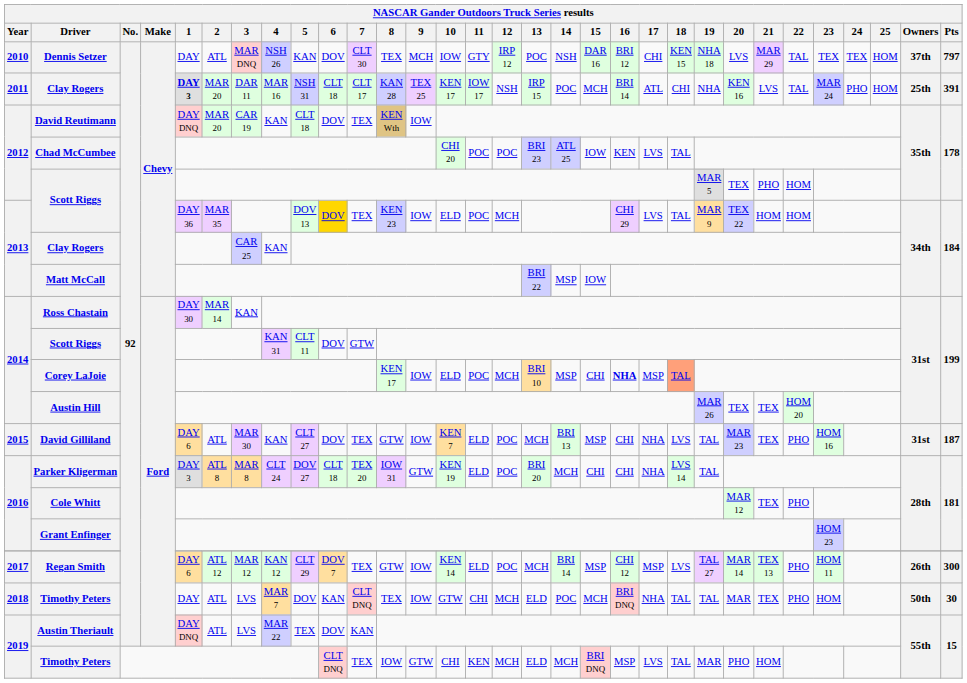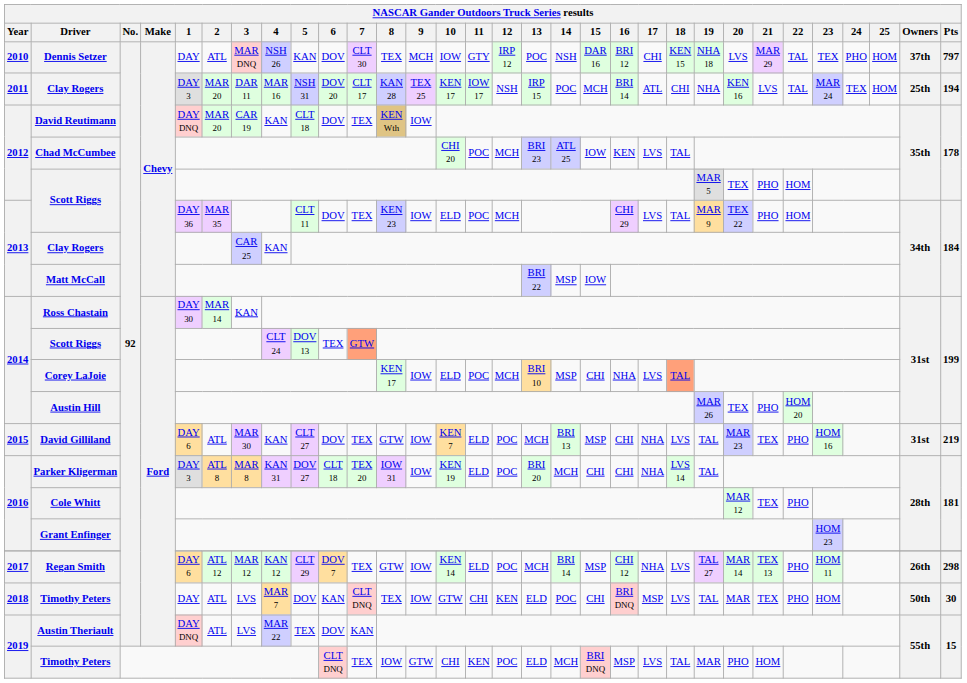(857, 57) TEX -> (856, 57) PHO
(189, 89) bold -> (189, 88) normal
(333, 88) CLT 18 -> (333, 88) DOV 20
(857, 89) PHO -> (856, 89) TEX
(952, 89) 391 -> (951, 89) 194
(507, 152) POC -> (507, 152) MCH
(305, 216) DOV 13 -> (305, 216) CLT 11
(333, 216) gold background -> (333, 216) no background
(768, 216) HOM -> (768, 216) PHO
(276, 343) KAN 31 -> (276, 343) CLT 24
(305, 343) CLT 11 -> (305, 343) DOV 13
(333, 344) DOV -> (333, 344) TEX
(362, 344) no background -> (362, 344) lightsalmon background
(625, 375) bold -> (624, 375) normal
(653, 375) MSP -> (653, 375) LVS
(768, 407) TEX -> (768, 407) PHO
(952, 439) 187 -> (951, 439) 219
(276, 470) CLT 24 -> (276, 470) KAN 31
(421, 471) GTW -> (421, 471) IOW
(653, 566) MSP -> (653, 566) NHA
(952, 566) 300 -> (951, 566) 298
(507, 598) MCH -> (507, 598) KEN
(595, 598) MCH -> (595, 598) CHI
(653, 598) NHA -> (653, 598) MSP
(681, 598) TAL -> (680, 598) LVS
(507, 662) MCH -> (507, 662) POC
